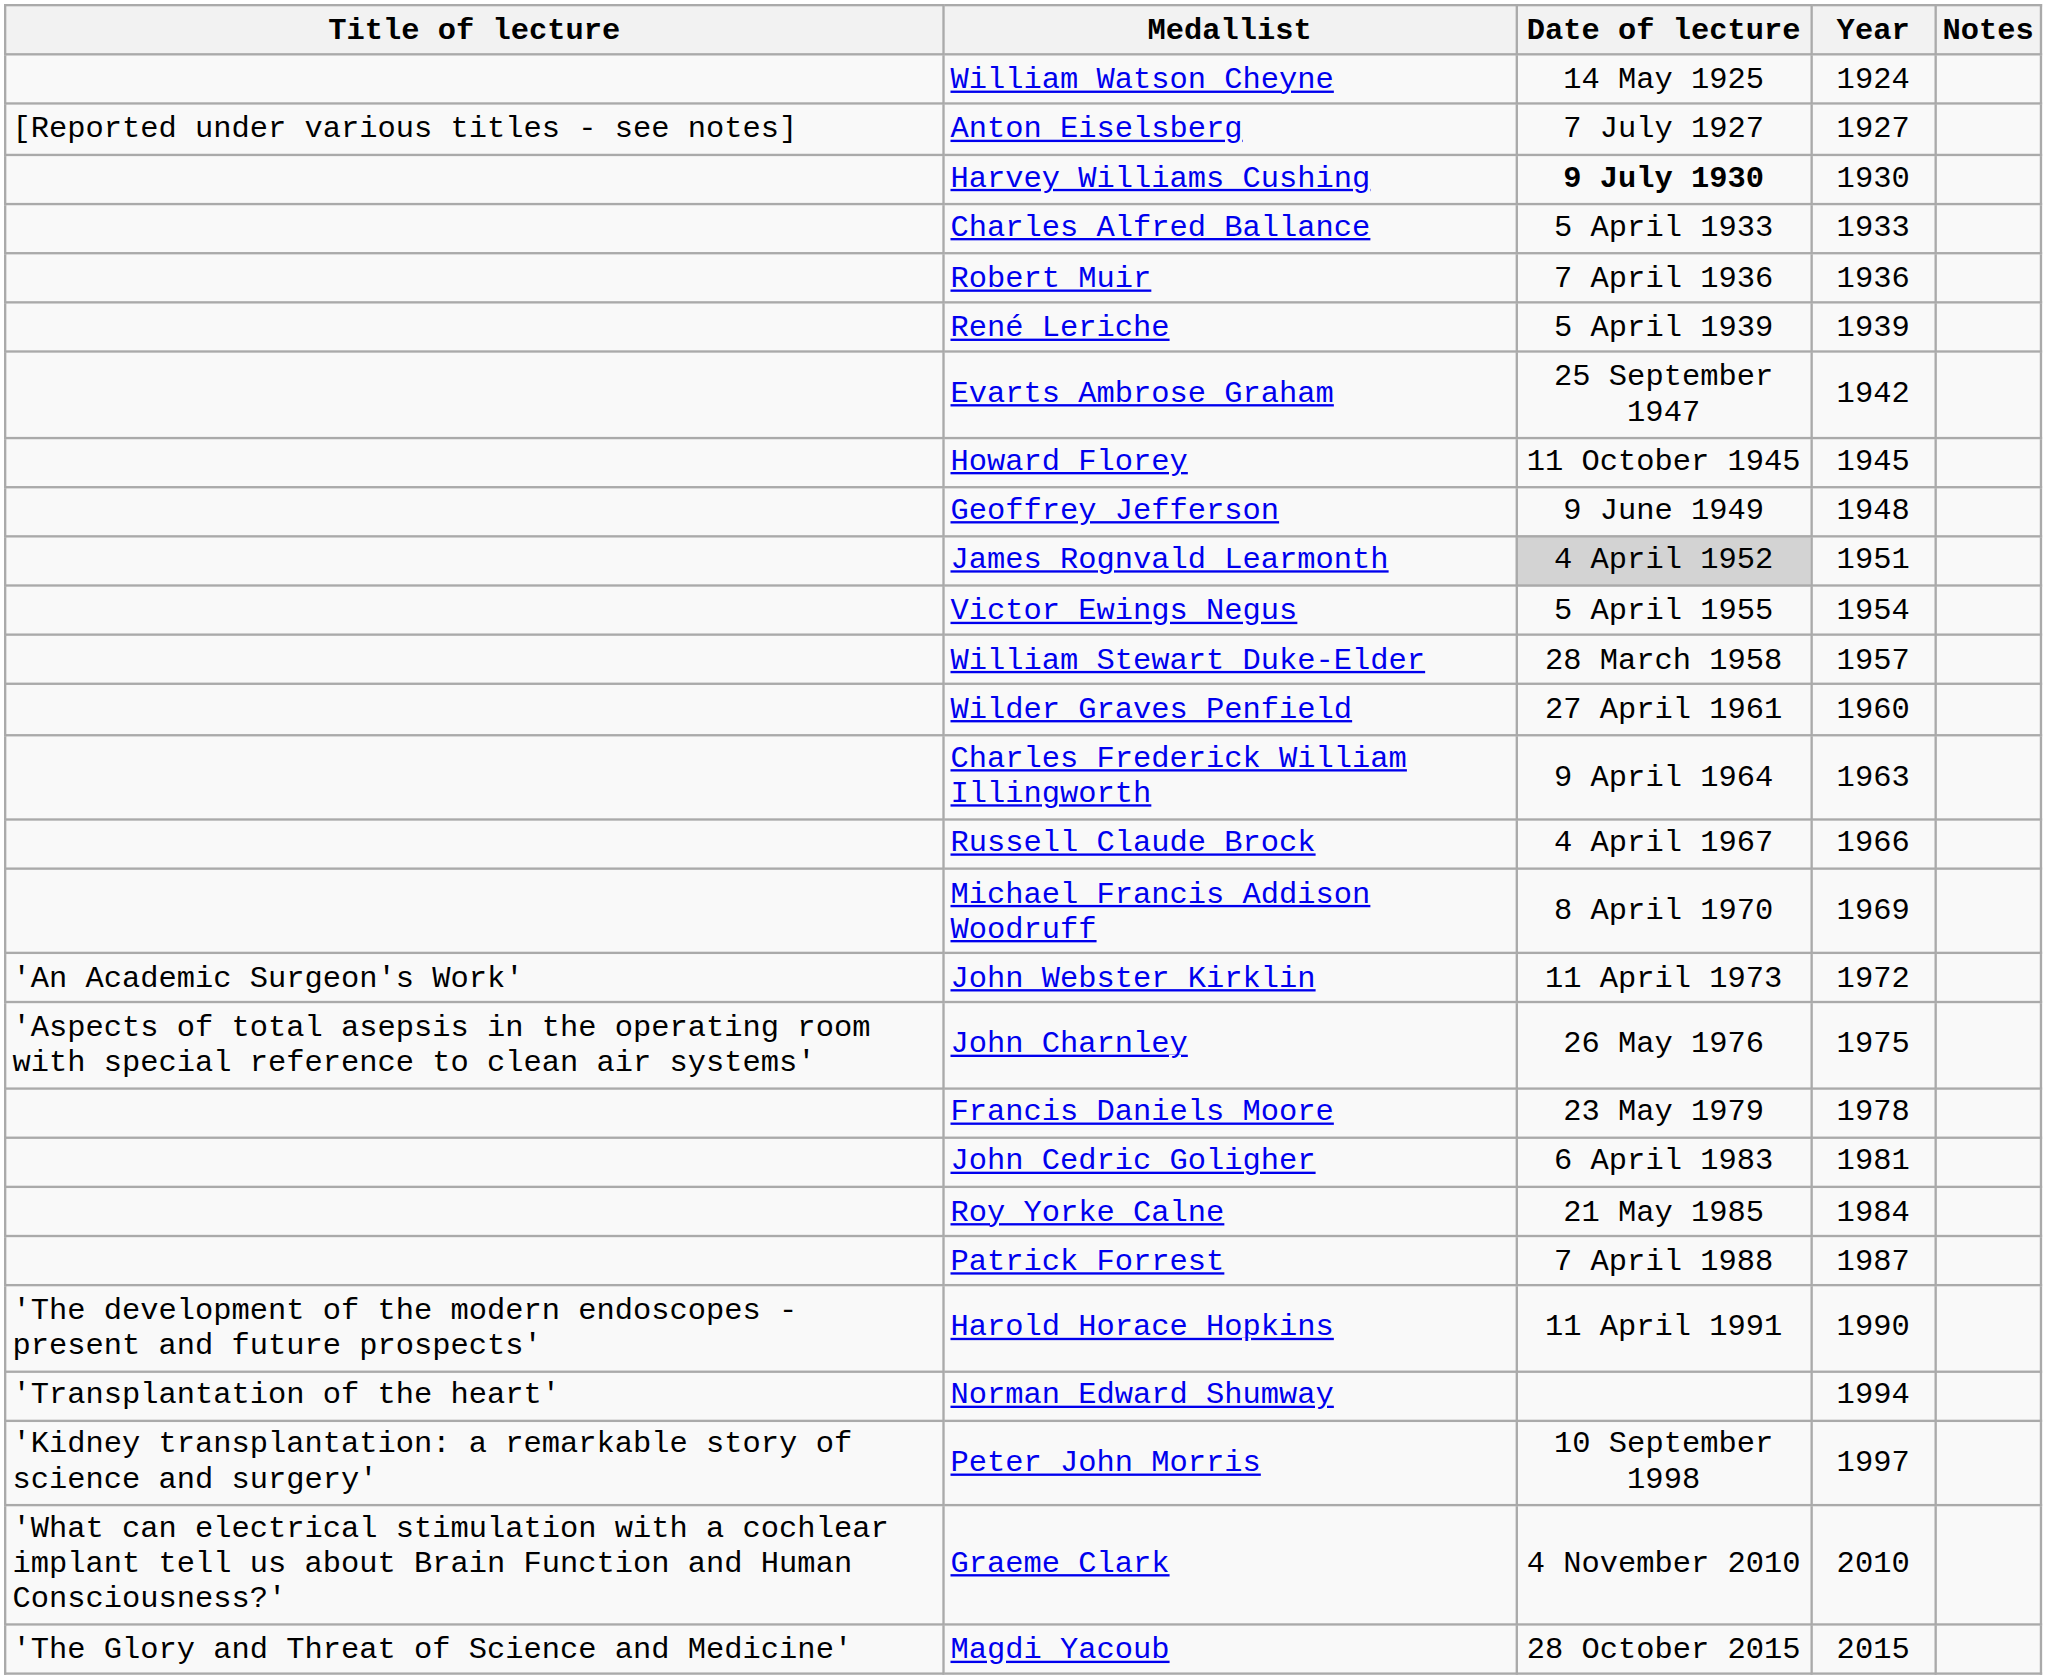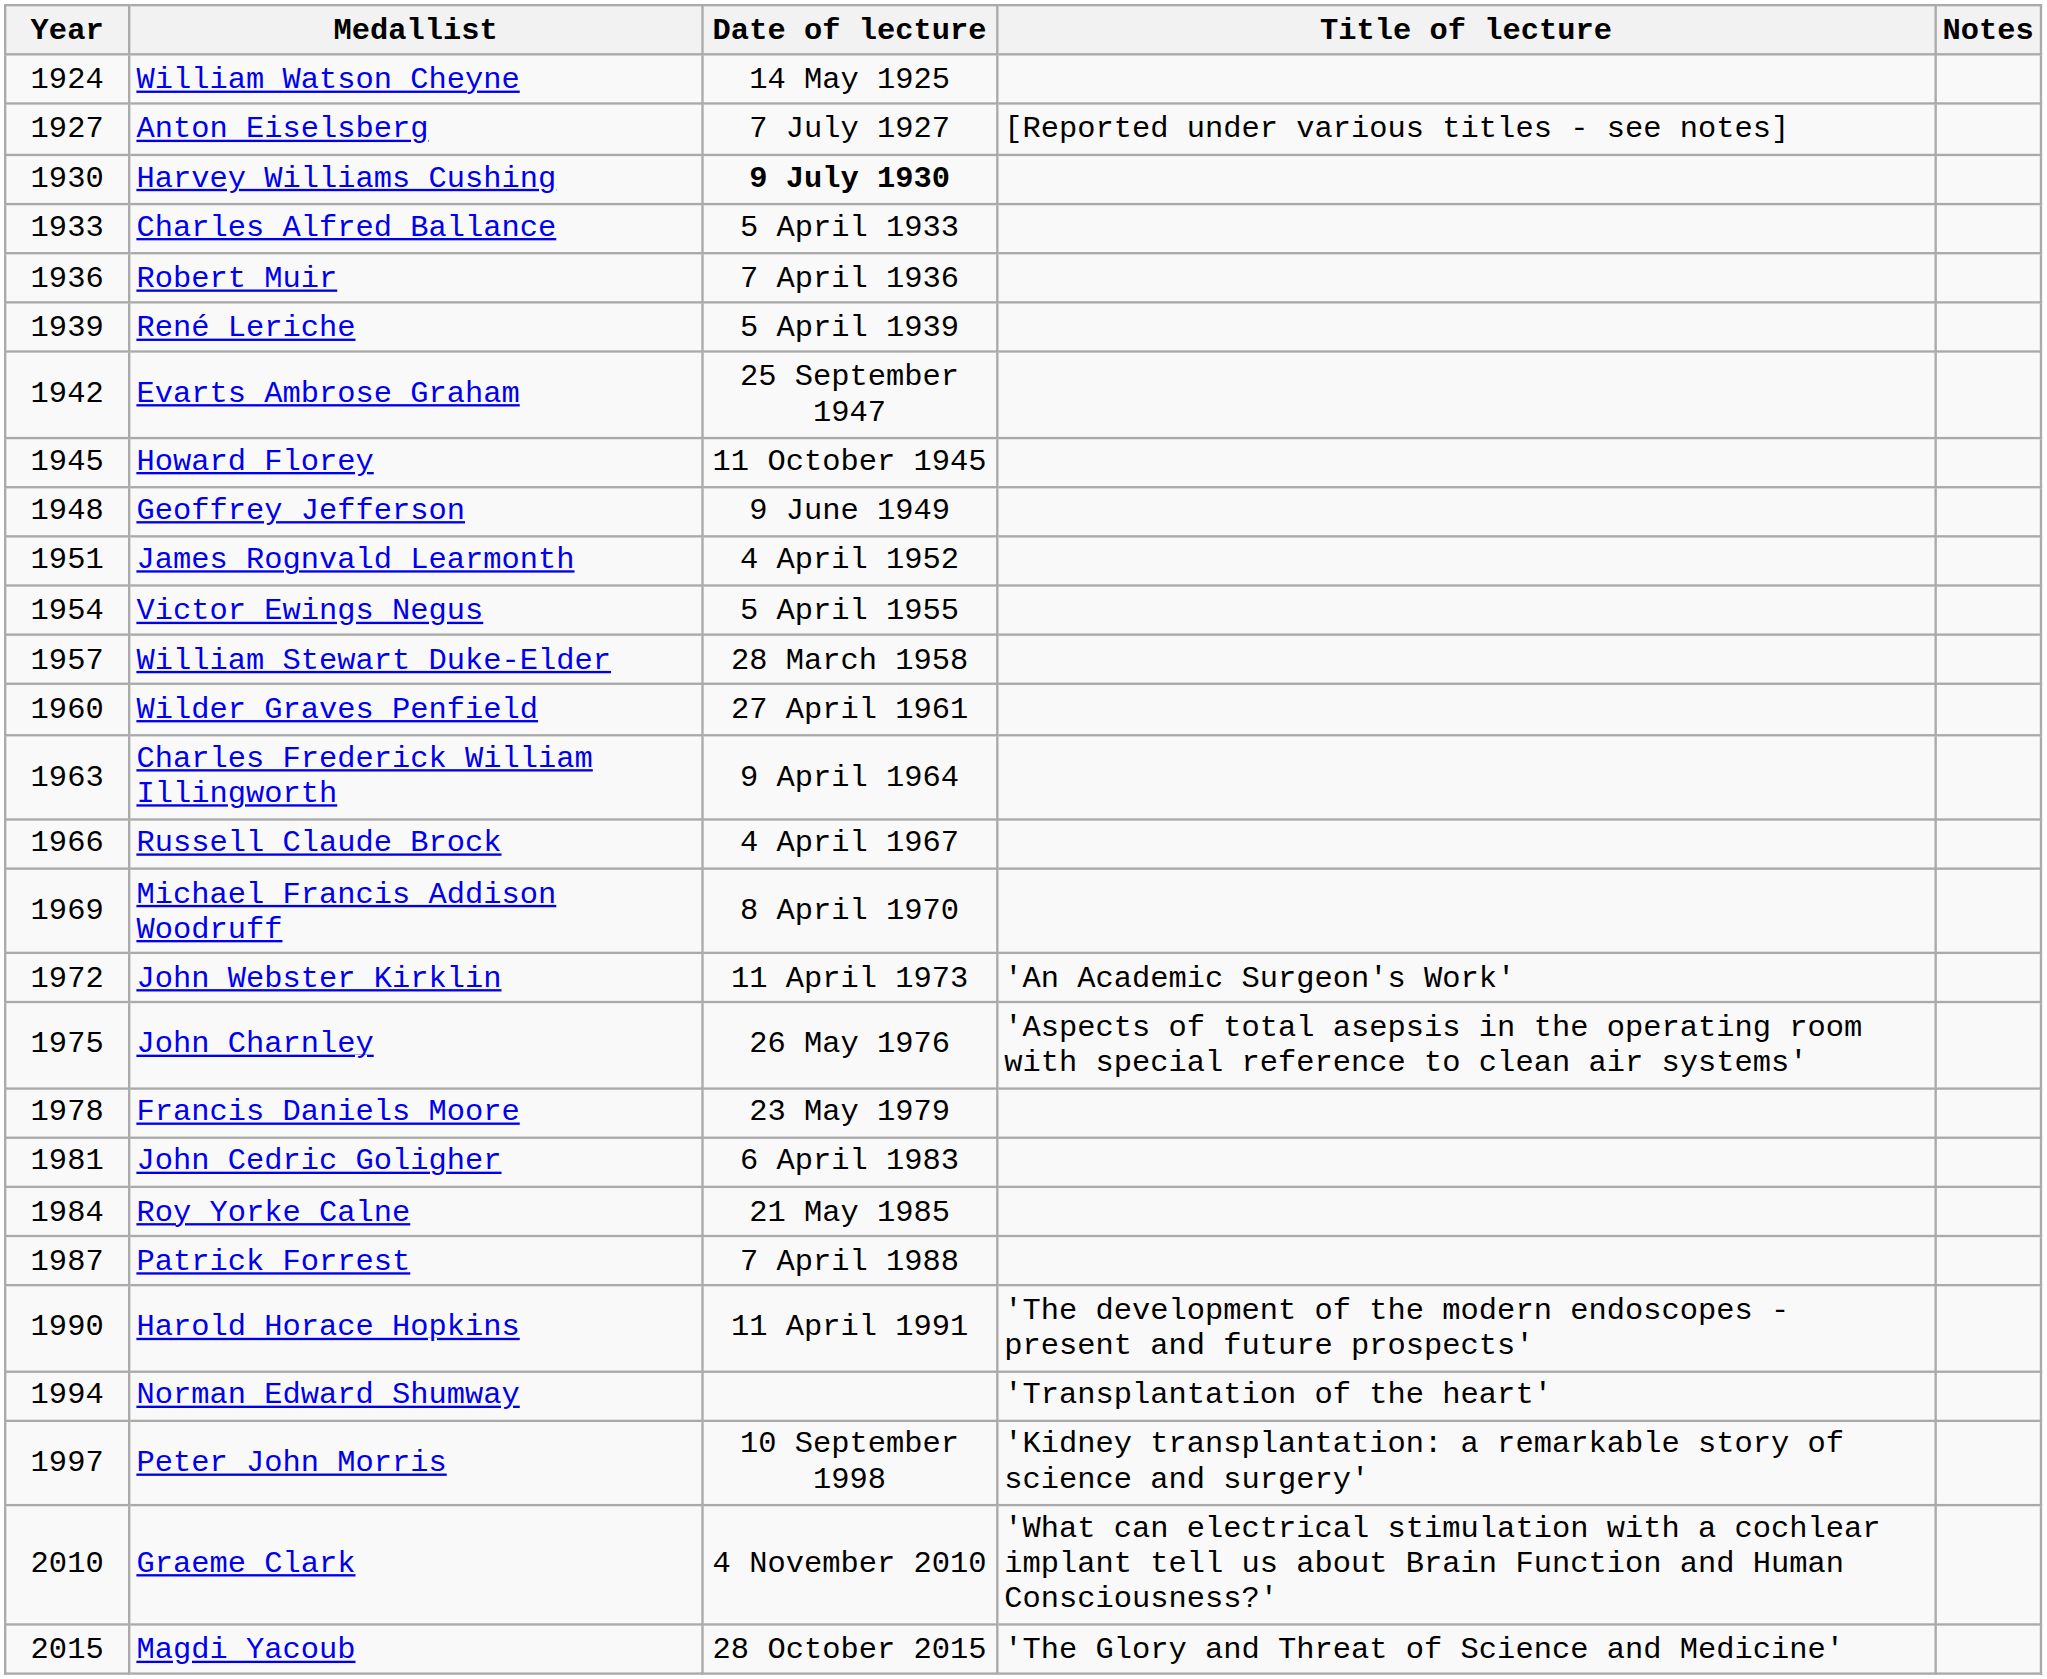columns swapped: (1873, 30) <-> (474, 30)
(1664, 561) lightgrey background -> (850, 561) no background
